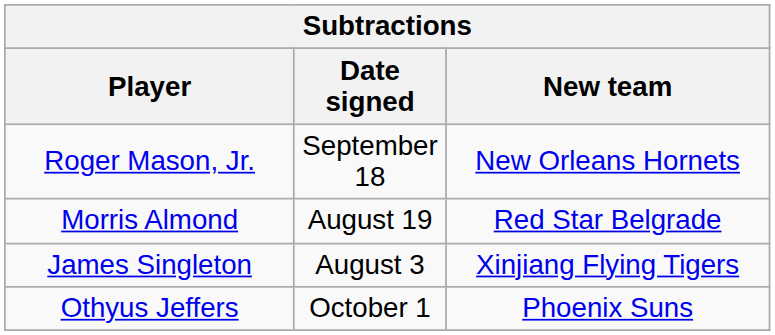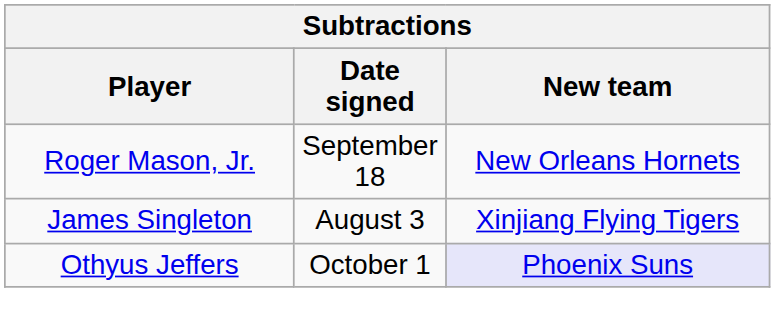- row: (150, 220)
(608, 308) no background -> (608, 264) lavender background
